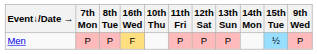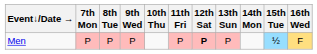columns swapped: (300, 18) <-> (132, 18)
(204, 41) normal -> (204, 41) bold
